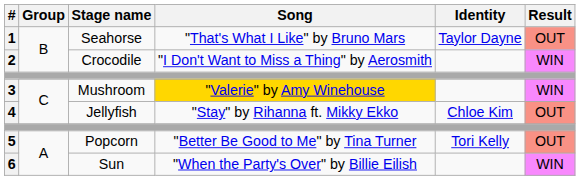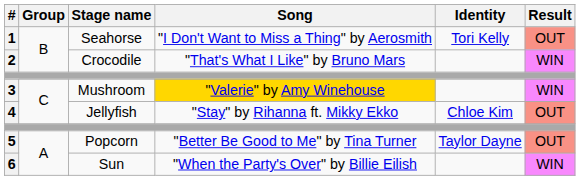(295, 38) "That's What I Like" by Bruno Mars -> (295, 38) "I Don't Want to Miss a Thing" by Aerosmith
(480, 38) Taylor Dayne -> (480, 38) Tori Kelly
(295, 60) "I Don't Want to Miss a Thing" by Aerosmith -> (295, 60) "That's What I Like" by Bruno Mars
(480, 141) Tori Kelly -> (480, 141) Taylor Dayne
